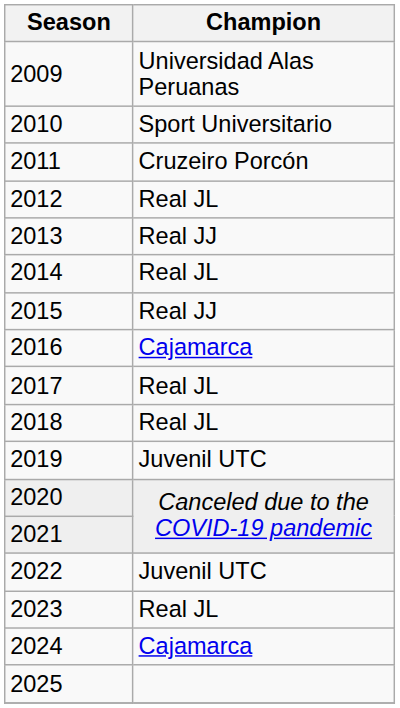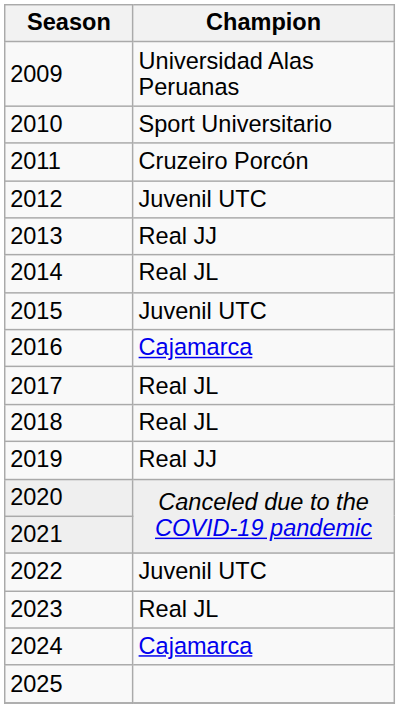(178, 198) Real JL -> (203, 198) Juvenil UTC
(178, 310) Real JJ -> (203, 310) Juvenil UTC
(203, 459) Juvenil UTC -> (178, 459) Real JJ
